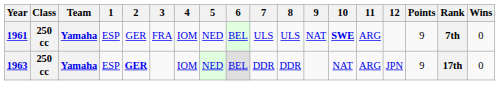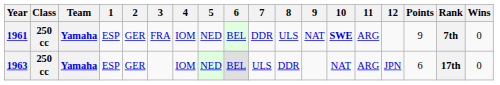(264, 36) ULS -> (262, 36) DDR
(136, 66) bold -> (135, 66) normal
(264, 66) DDR -> (262, 66) ULS
(422, 66) 9 -> (420, 66) 6
